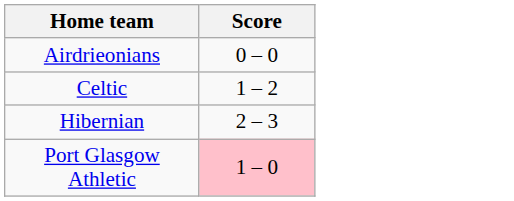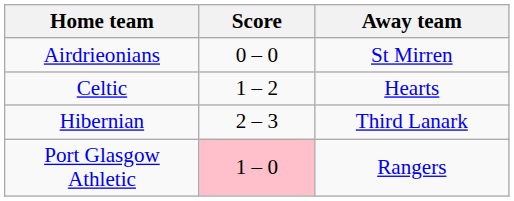+ column: (412, 21)
